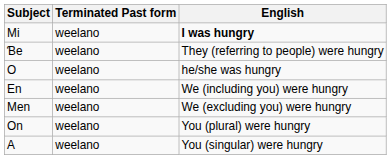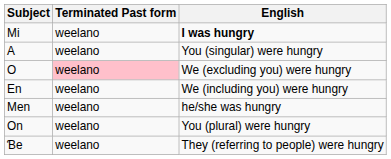rows swapped: (11, 145) <-> (15, 51)
(77, 70) no background -> (77, 70) pink background
(231, 70) he/she was hungry -> (266, 70) We (excluding you) were hungry
(266, 107) We (excluding you) were hungry -> (231, 107) he/she was hungry
